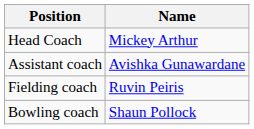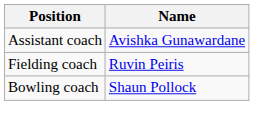- row: (45, 40)
